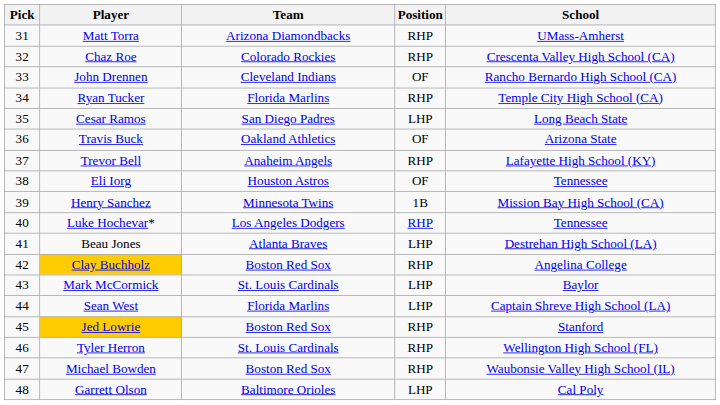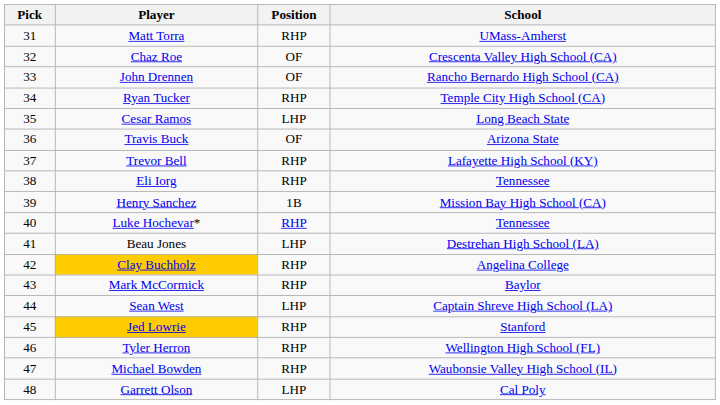- column: (288, 14)
(420, 56) RHP -> (294, 56) OF
(420, 181) OF -> (294, 181) RHP
(420, 285) LHP -> (294, 285) RHP
